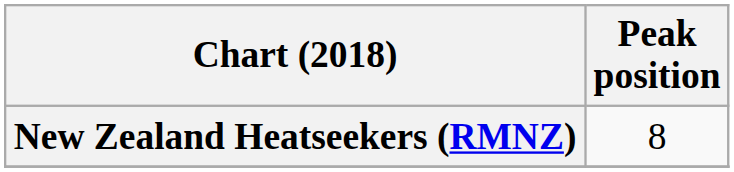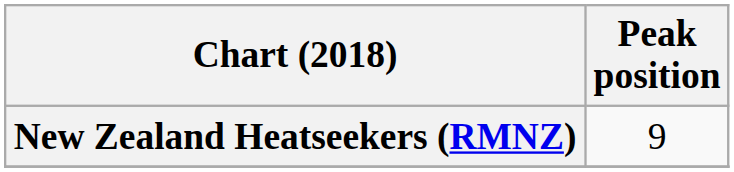(657, 135) 8 -> (657, 135) 9
